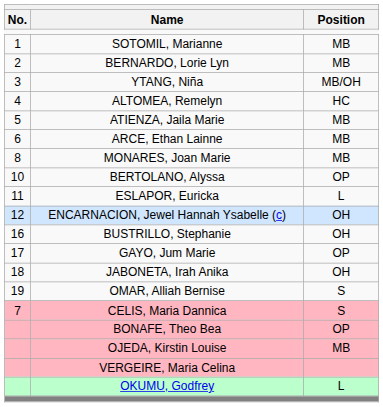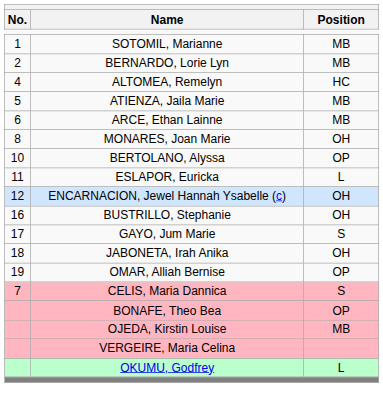- row: (17, 82)
(341, 158) MB -> (341, 139) OH
(341, 253) OP -> (341, 234) S
(341, 291) S -> (341, 272) OP
